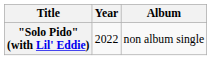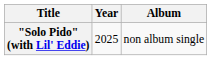(107, 38) 2022 -> (107, 38) 2025
